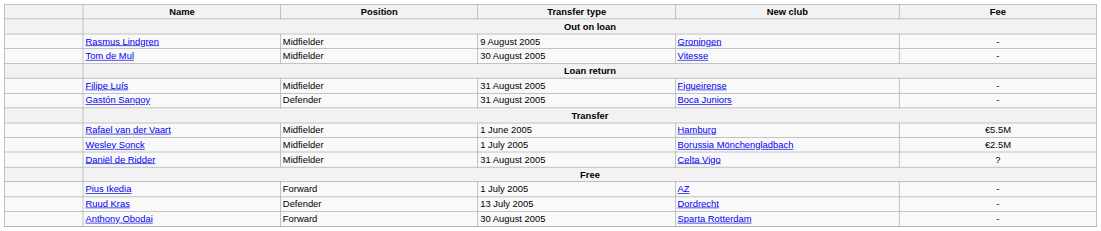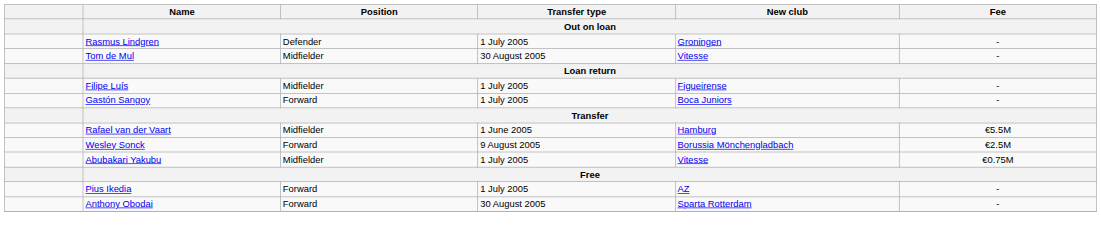(303, 41) Midfielder -> (302, 41) Defender
(510, 41) 9 August 2005 -> (504, 41) 1 July 2005
(513, 85) 31 August 2005 -> (504, 85) 1 July 2005
(302, 100) Defender -> (300, 100) Forward
(513, 100) 31 August 2005 -> (504, 100) 1 July 2005
(303, 144) Midfielder -> (300, 144) Forward
(504, 144) 1 July 2005 -> (510, 144) 9 August 2005
+ row: (123, 159)
- row: (120, 159)
- row: (108, 204)
